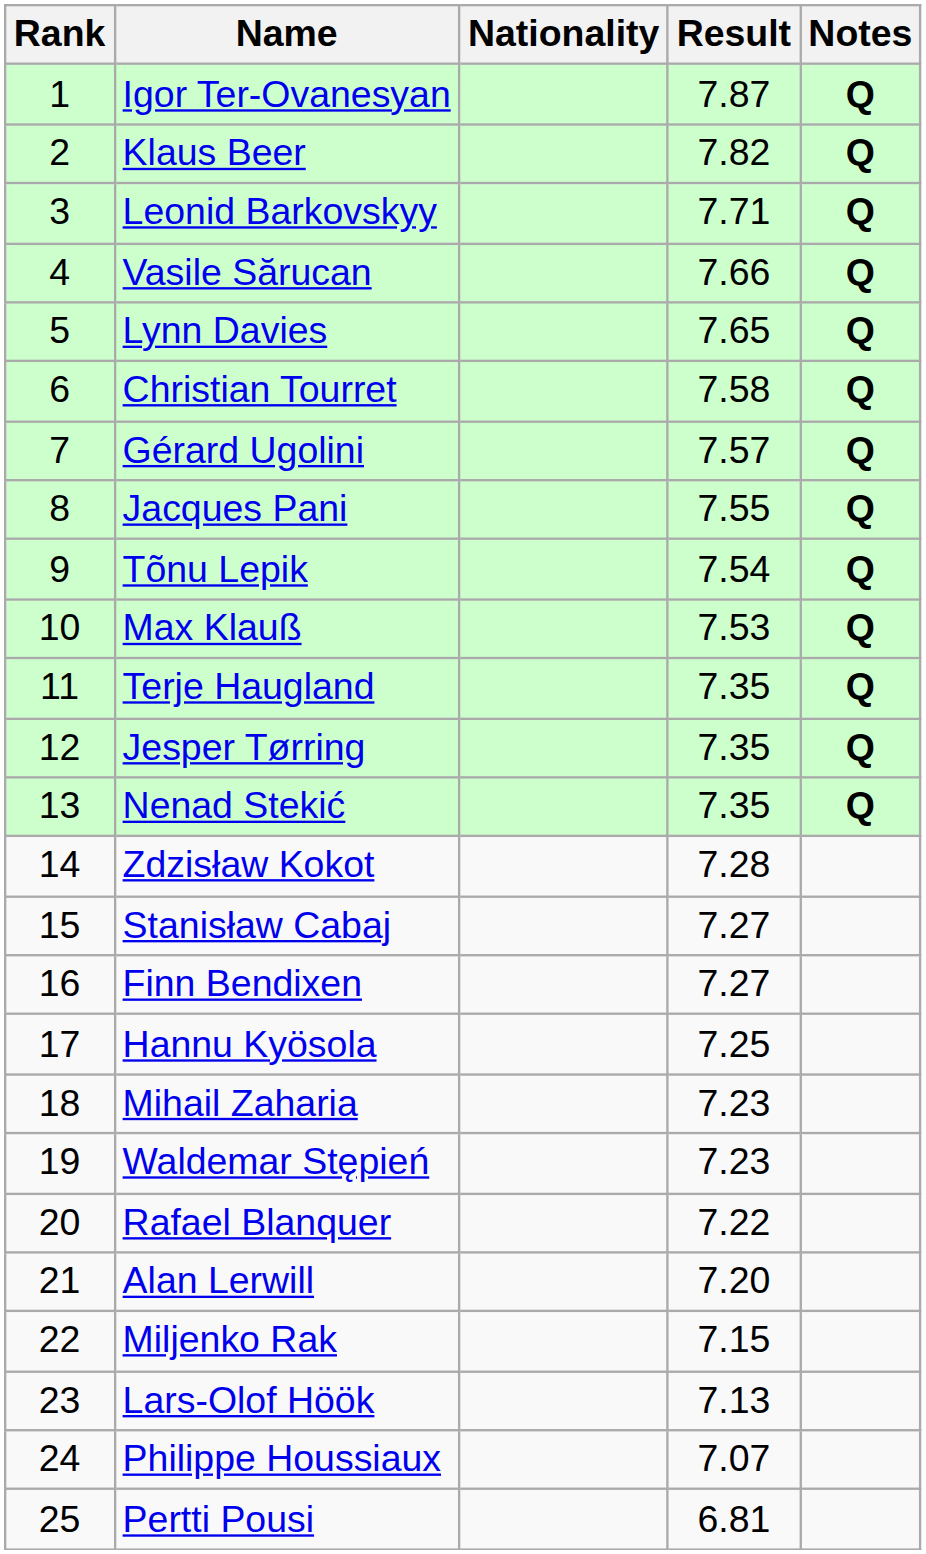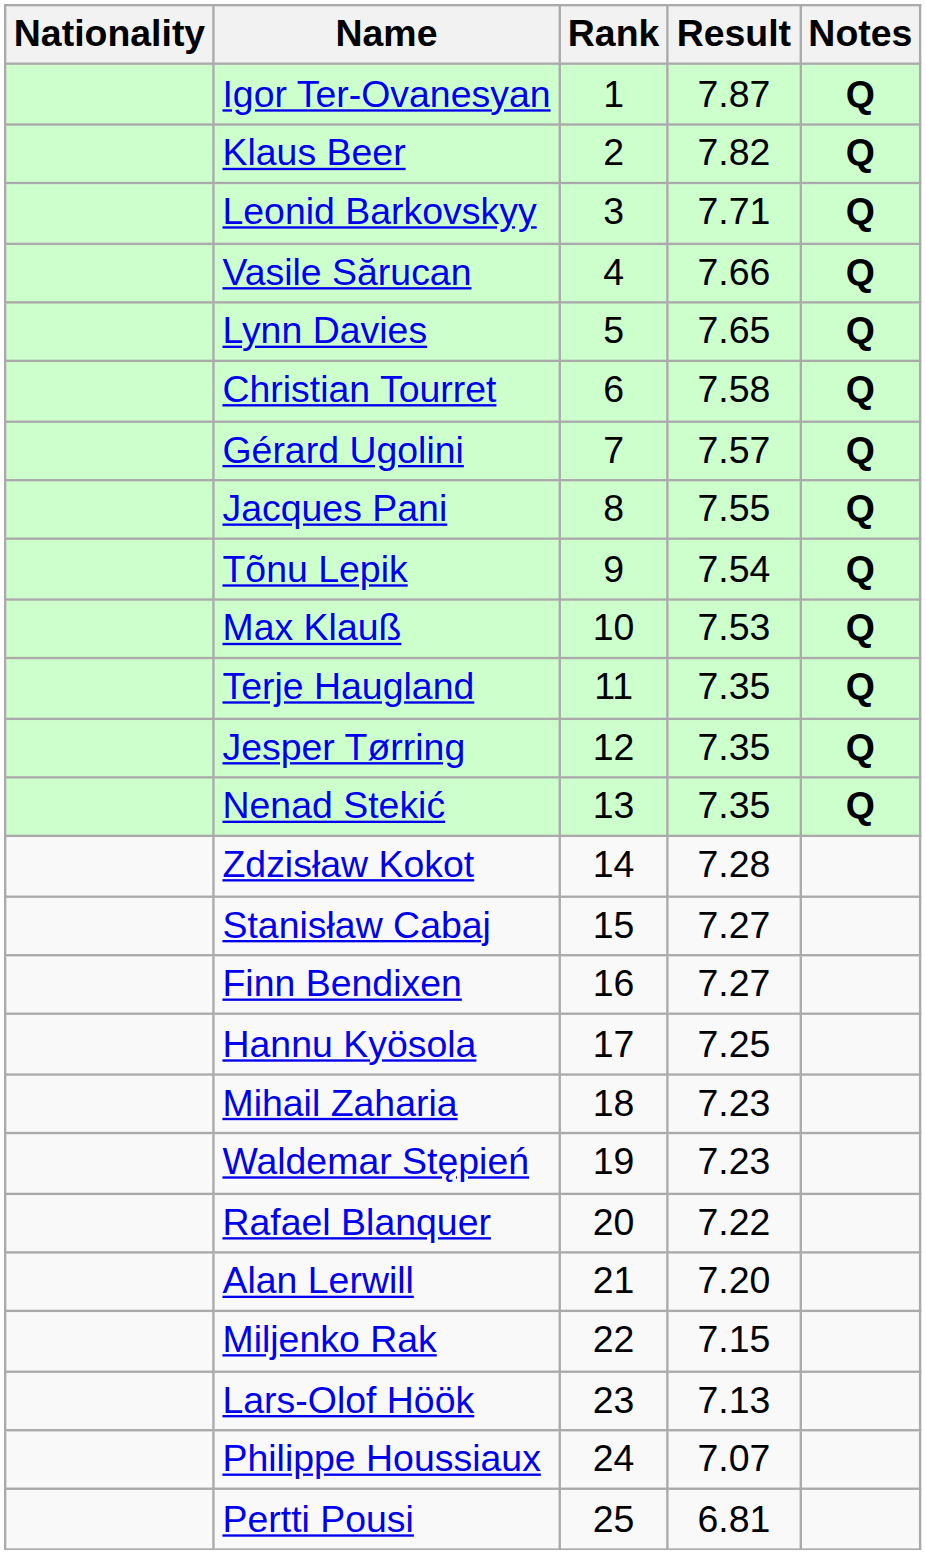columns swapped: (60, 34) <-> (564, 34)
